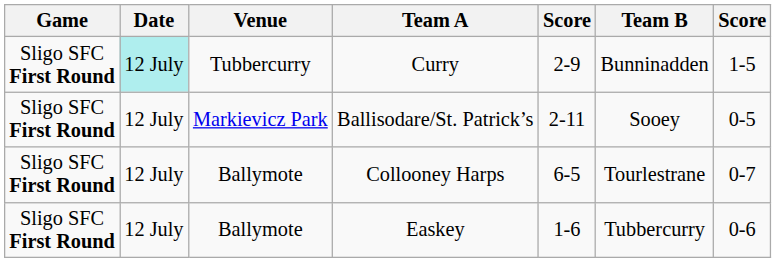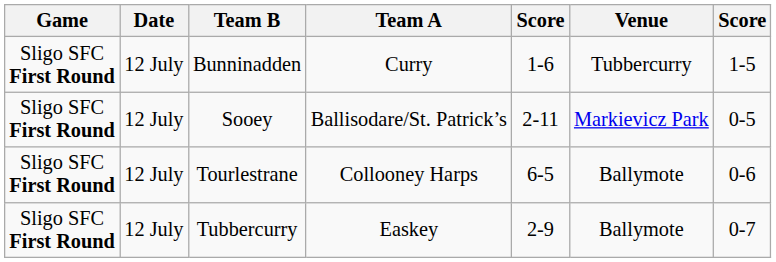columns swapped: (260, 20) <-> (655, 20)
(154, 64) paleturquoise background -> (154, 64) no background
(567, 64) 2-9 -> (540, 64) 1-6
(742, 174) 0-7 -> (742, 174) 0-6
(567, 229) 1-6 -> (540, 229) 2-9
(742, 229) 0-6 -> (742, 229) 0-7
